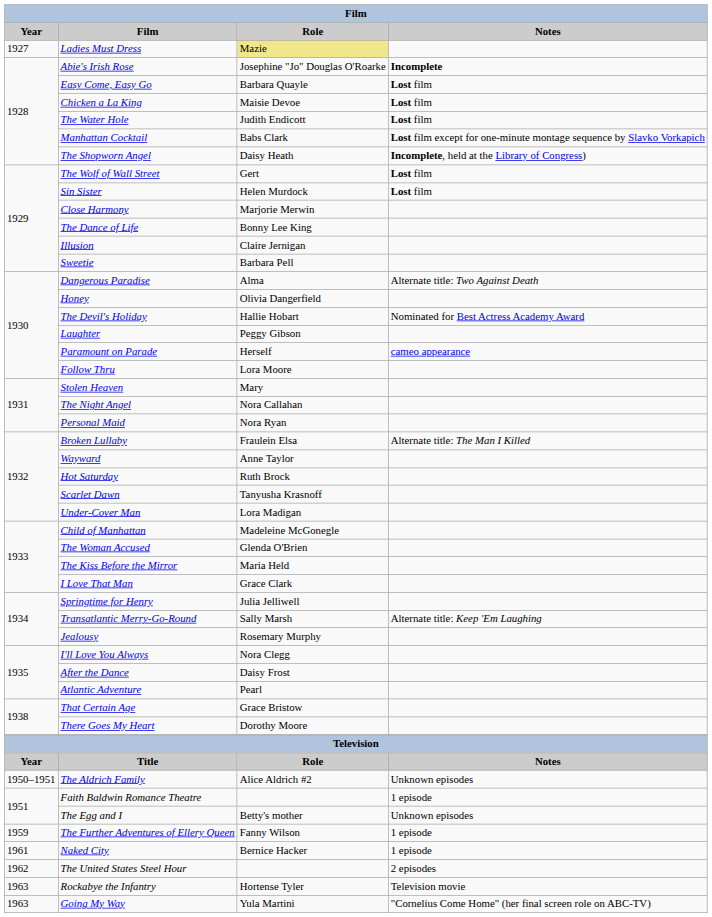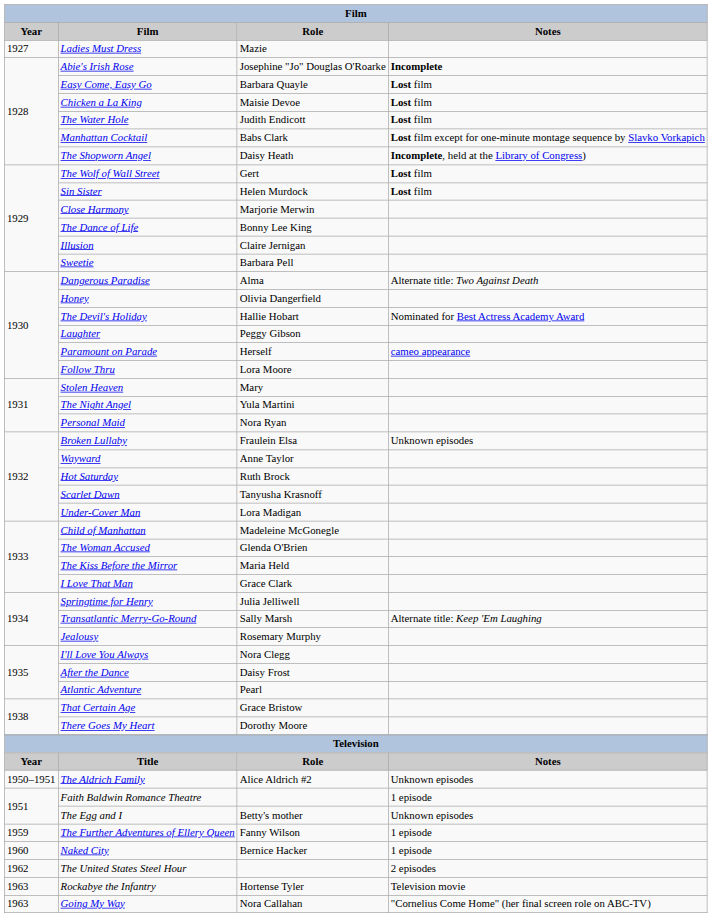(253, 49) khaki background -> (253, 49) no background
(271, 405) Nora Callahan -> (267, 405) Yula Martini
(460, 441) Alternate title: The Man I Killed -> (432, 441) Unknown episodes
(18, 850) 1961 -> (18, 850) 1960
(267, 904) Yula Martini -> (271, 904) Nora Callahan
